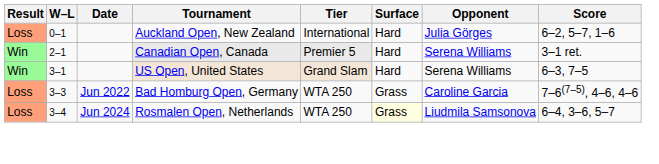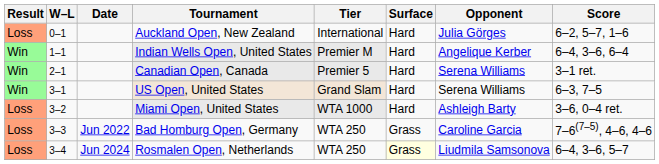+ row: (223, 52)
+ row: (207, 109)
